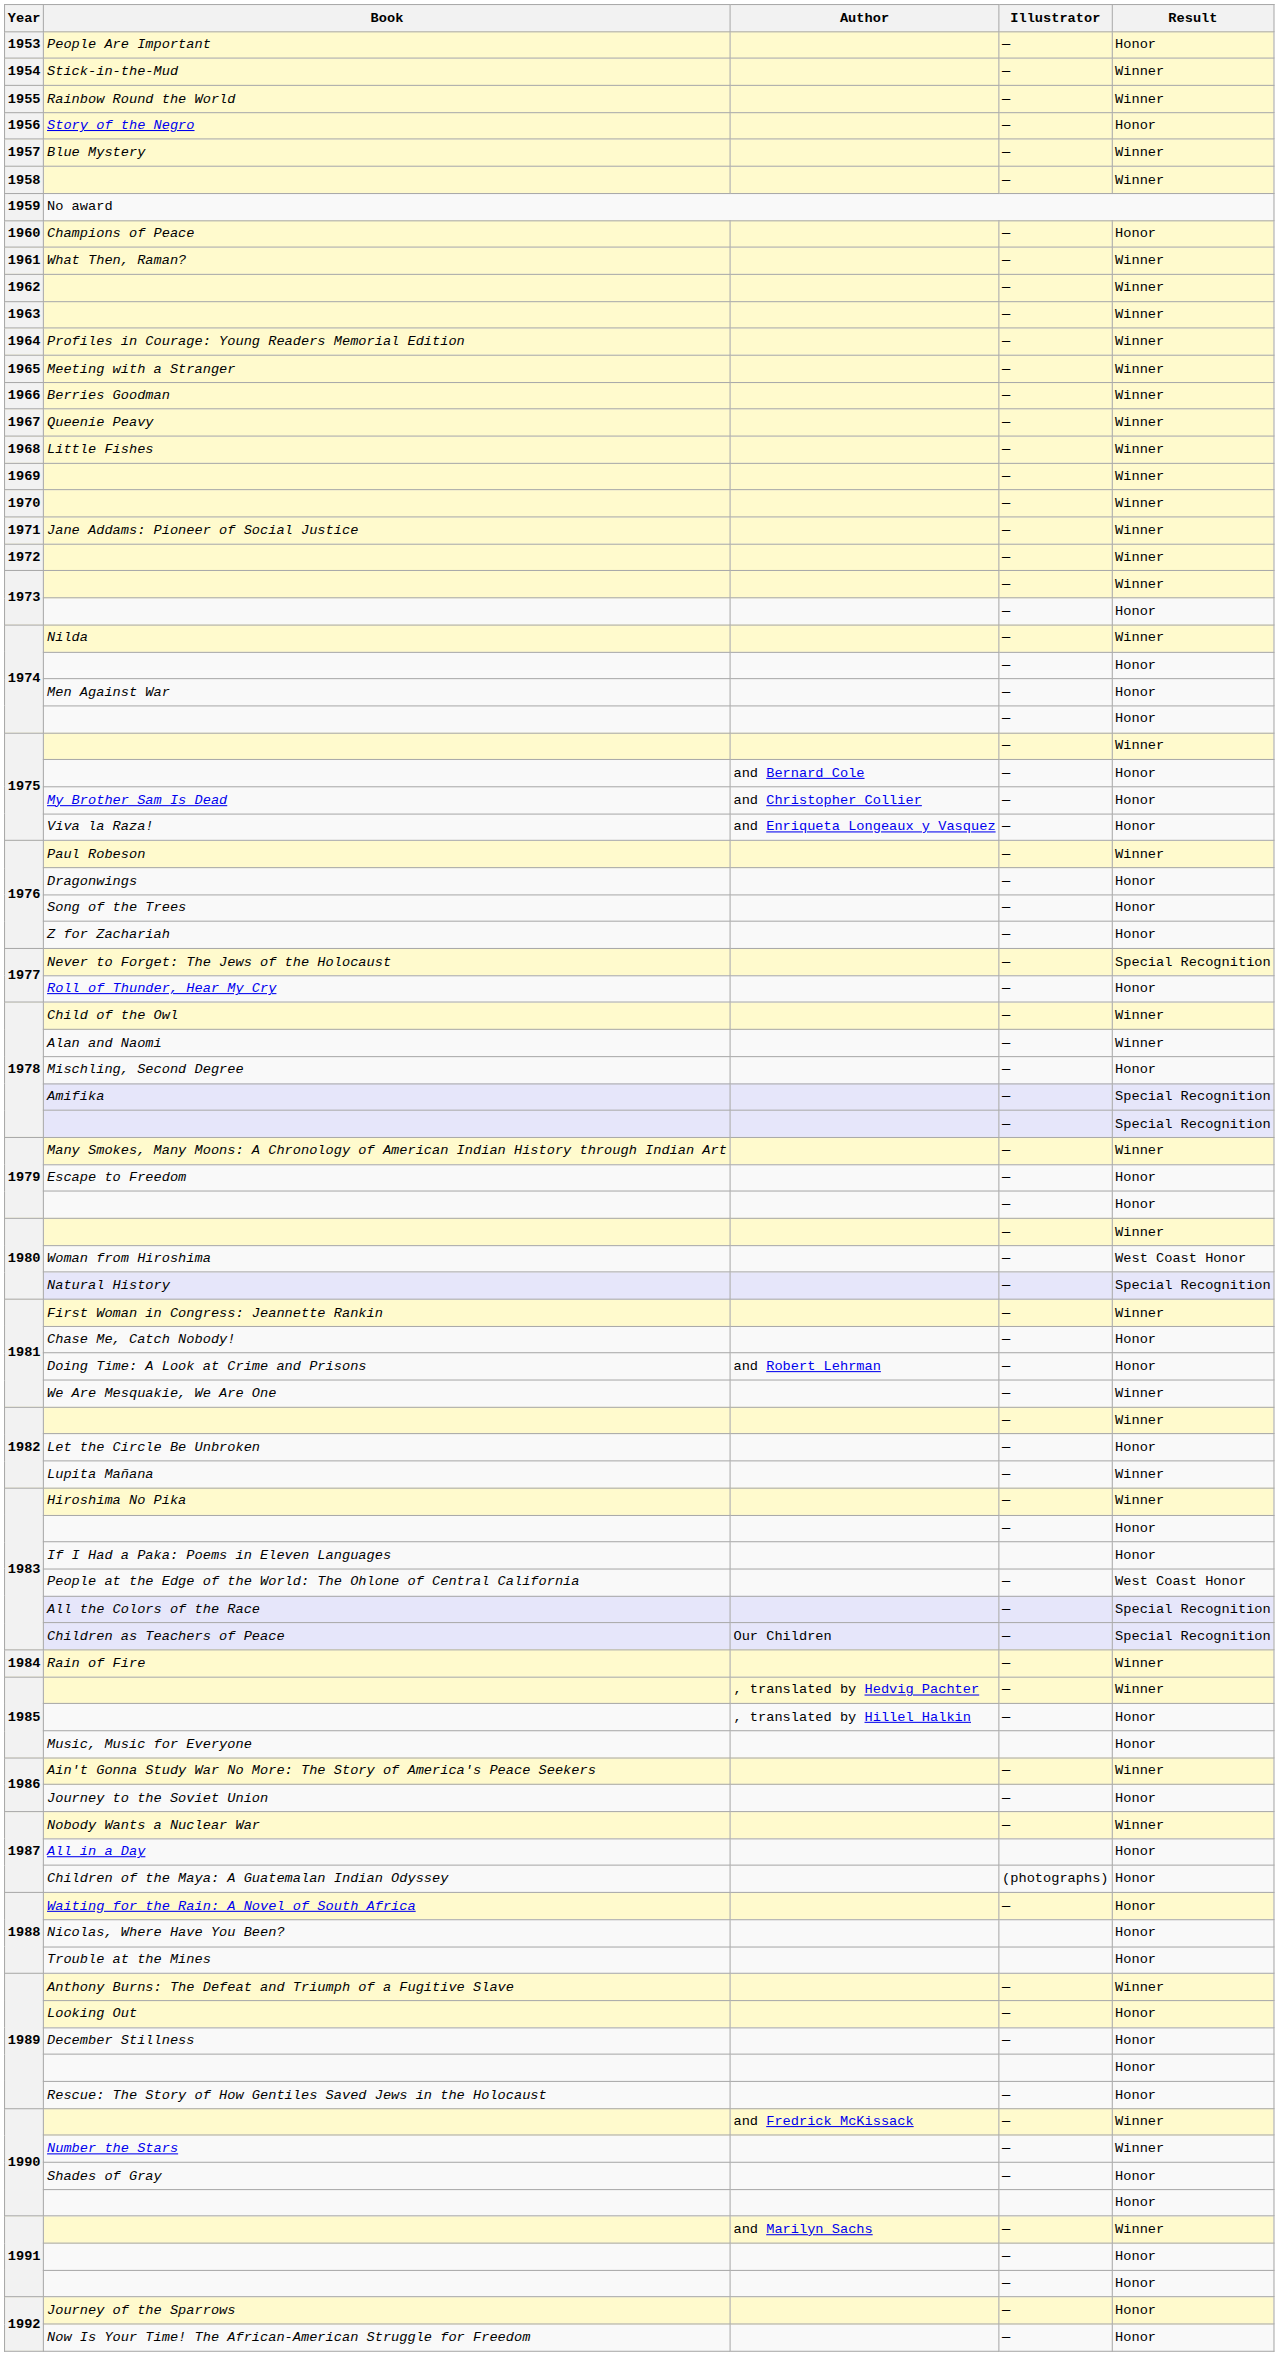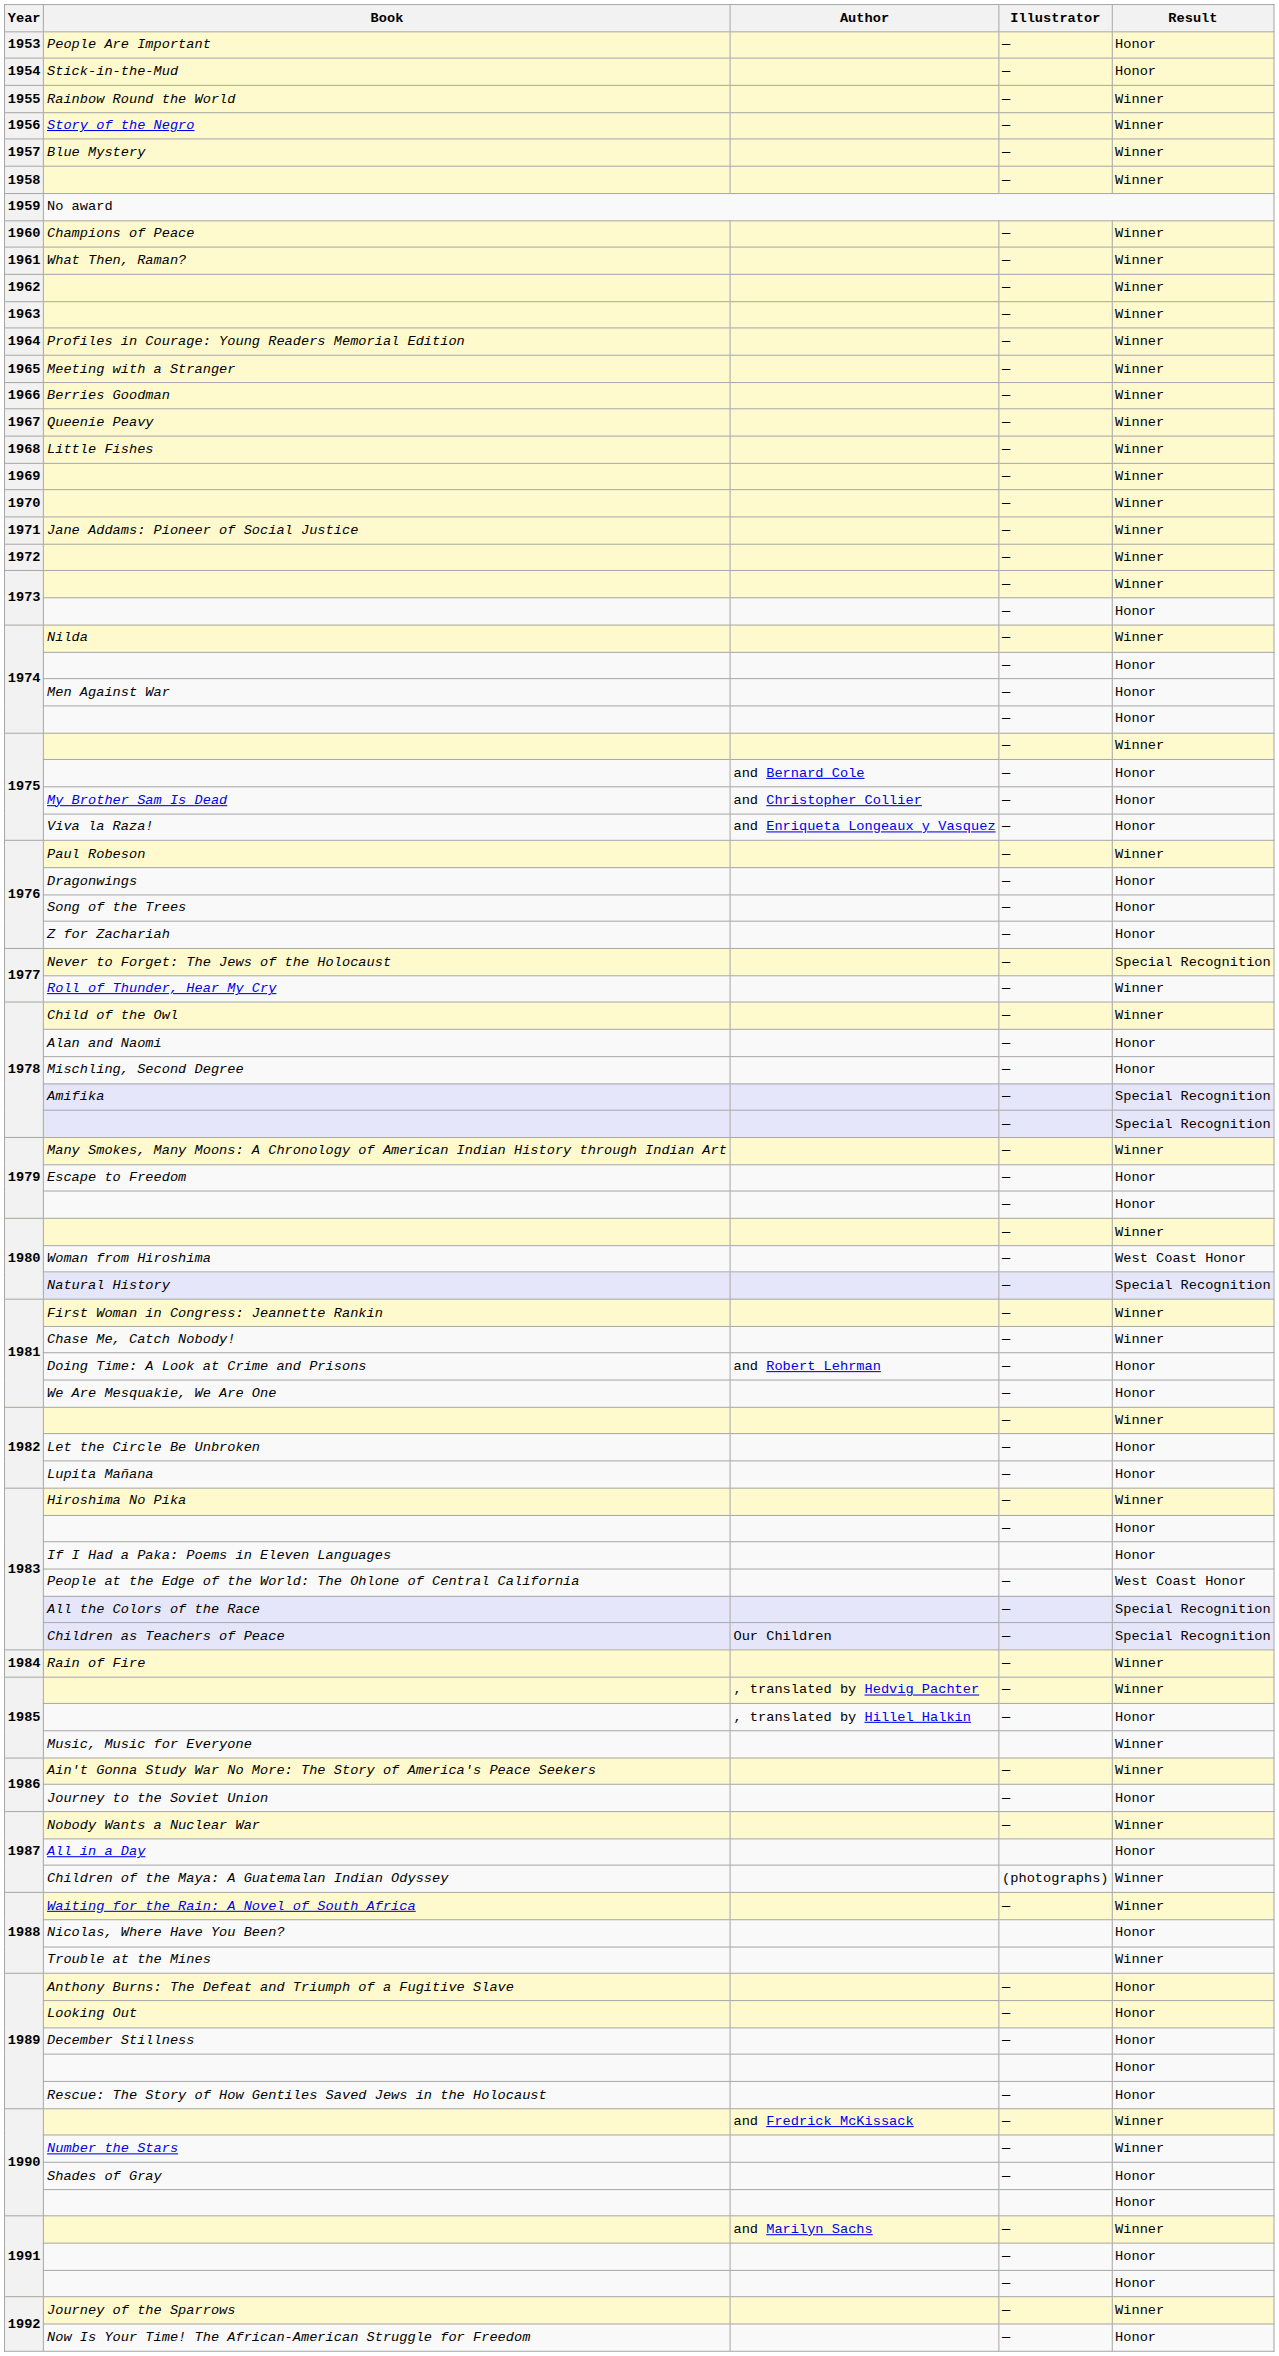(1140, 72) Winner -> (1136, 72) Honor
(1136, 126) Honor -> (1140, 126) Winner
(1136, 234) Honor -> (1140, 234) Winner
(1136, 989) Honor -> (1140, 989) Winner
(1140, 1043) Winner -> (1136, 1043) Honor
(1136, 1339) Honor -> (1140, 1339) Winner
(1140, 1393) Winner -> (1136, 1393) Honor
(1140, 1474) Winner -> (1136, 1474) Honor
(1136, 1744) Honor -> (1140, 1744) Winner
(1136, 1879) Honor -> (1140, 1879) Winner
(1136, 1906) Honor -> (1140, 1906) Winner
(1136, 1960) Honor -> (1140, 1960) Winner
(1140, 1987) Winner -> (1136, 1987) Honor
(1136, 2310) Honor -> (1140, 2310) Winner
